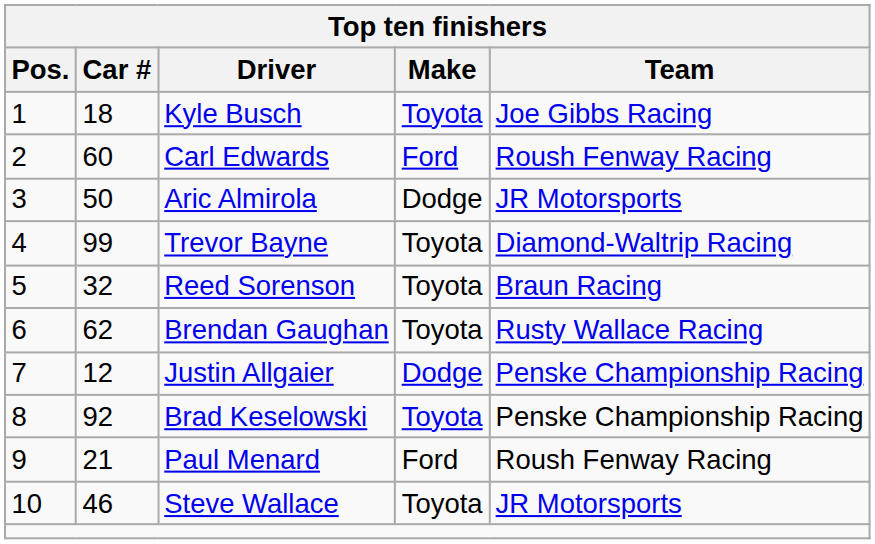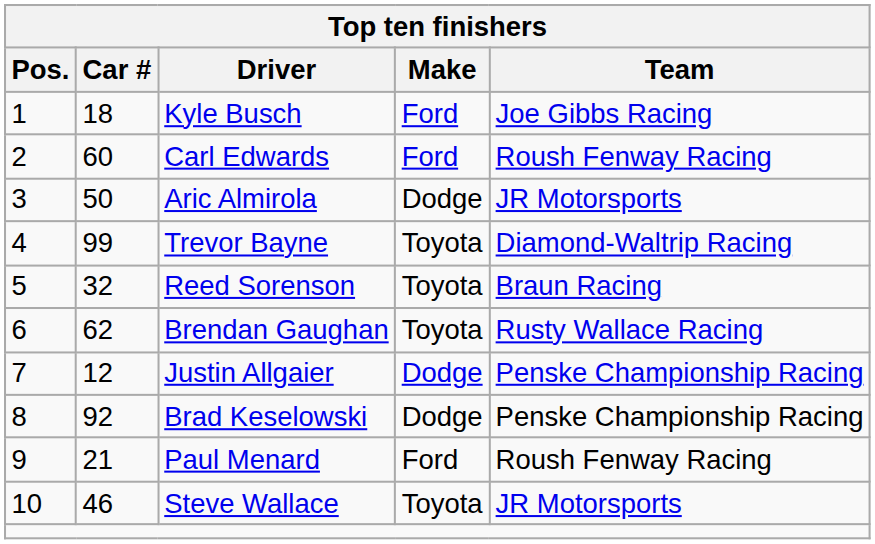(442, 113) Toyota -> (430, 113) Ford
(442, 416) Toyota -> (442, 416) Dodge
